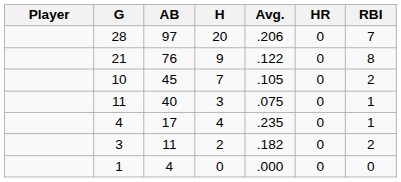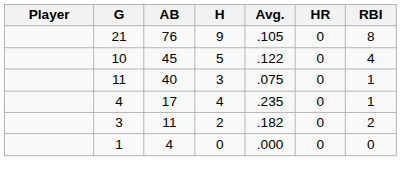- row: (119, 36)
(270, 58) .122 -> (270, 36) .105
(220, 79) 7 -> (220, 58) 5
(270, 79) .105 -> (270, 58) .122
(371, 79) 2 -> (371, 58) 4
